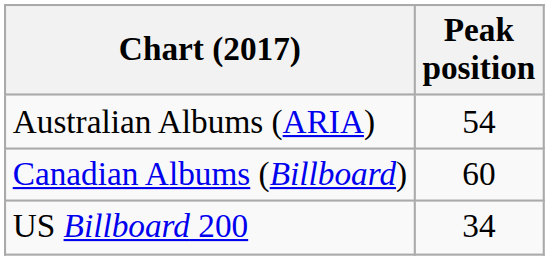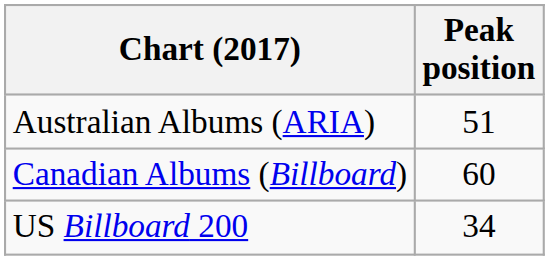(479, 121) 54 -> (479, 121) 51
